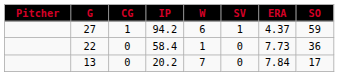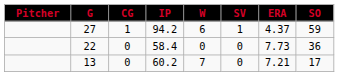(202, 46) 1 -> (202, 46) 0
(165, 63) 20.2 -> (165, 63) 60.2
(277, 63) 7.84 -> (277, 63) 7.21
